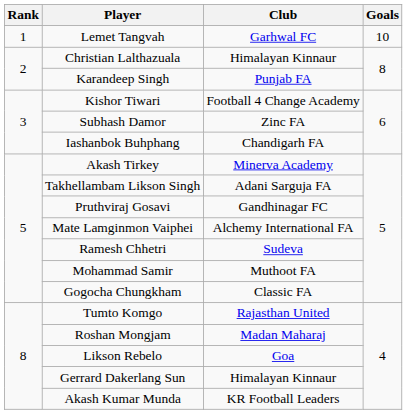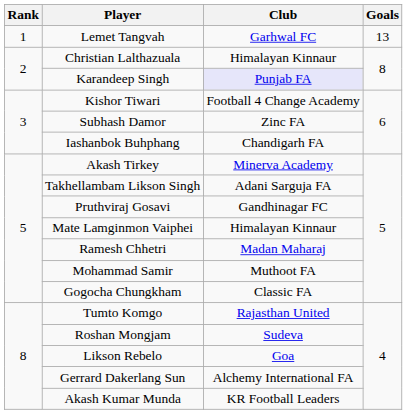(382, 36) 10 -> (382, 36) 13
(283, 79) no background -> (283, 79) lavender background
(283, 228) Alchemy International FA -> (283, 228) Himalayan Kinnaur
(283, 249) Sudeva -> (283, 249) Madan Maharaj
(283, 334) Madan Maharaj -> (283, 334) Sudeva
(283, 377) Himalayan Kinnaur -> (283, 377) Alchemy International FA
